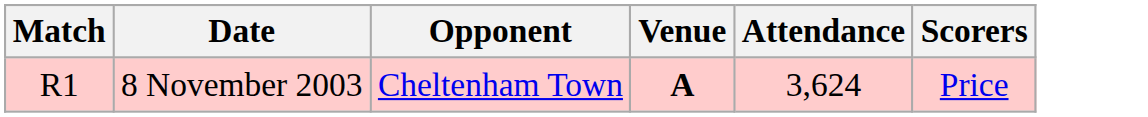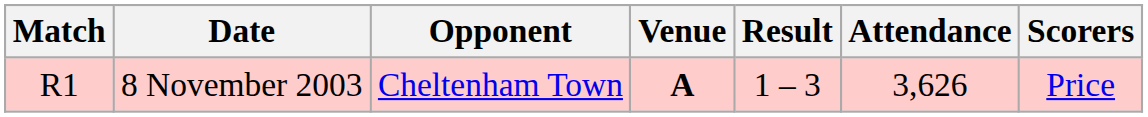+ column: (787, 31)
(823, 84) 3,624 -> (930, 84) 3,626
